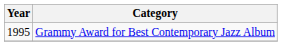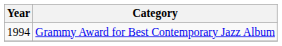(19, 31) 1995 -> (19, 31) 1994
